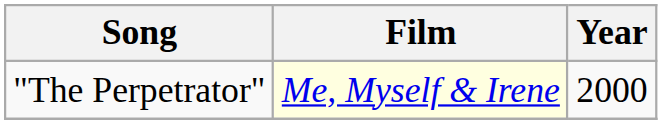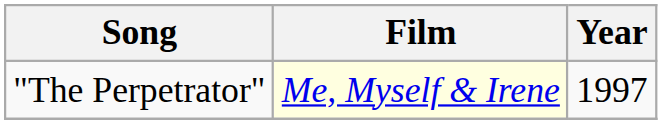(612, 89) 2000 -> (612, 89) 1997
